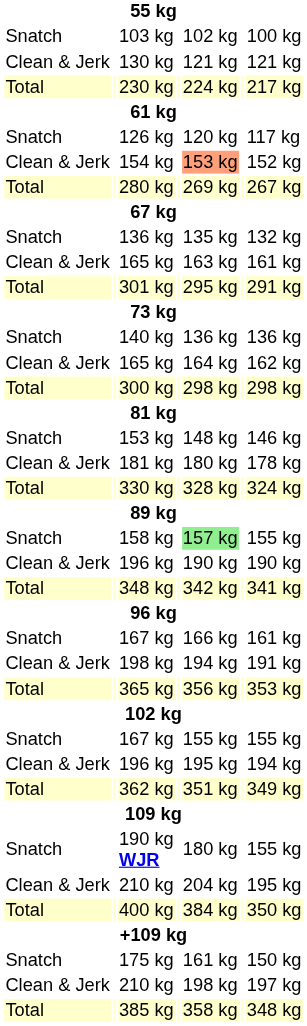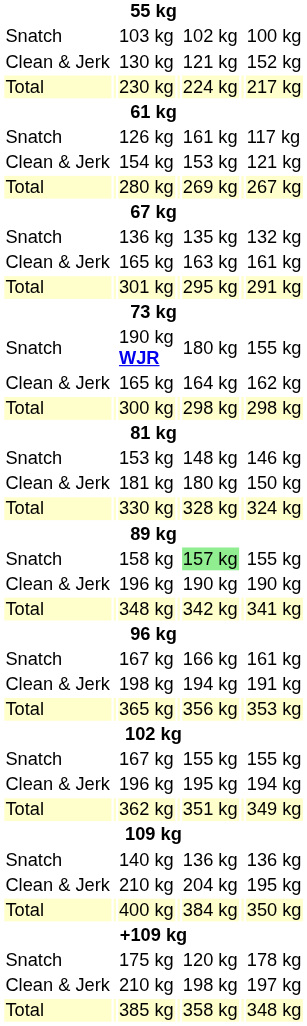(274, 61) 121 kg -> (274, 61) 152 kg
(210, 137) 120 kg -> (210, 137) 161 kg
(210, 162) lightsalmon background -> (210, 162) no background
(274, 162) 152 kg -> (274, 162) 121 kg
rows swapped: (34, 337) <-> (34, 849)
(274, 463) 178 kg -> (274, 483) 150 kg
(210, 960) 161 kg -> (210, 960) 120 kg
(274, 960) 150 kg -> (274, 960) 178 kg
